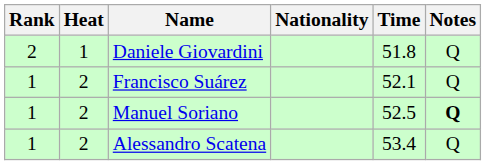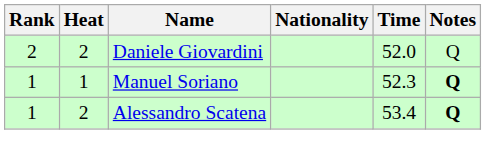(84, 50) 1 -> (84, 50) 2
(399, 50) 51.8 -> (399, 50) 52.0
- row: (180, 81)
(84, 112) 2 -> (84, 81) 1
(399, 112) 52.5 -> (399, 81) 52.3
(453, 143) normal -> (453, 112) bold
